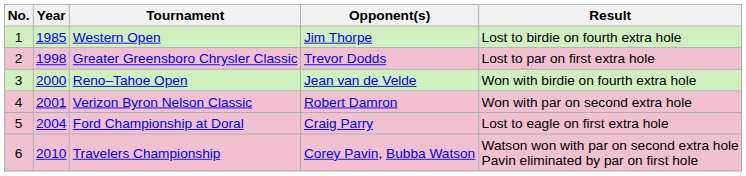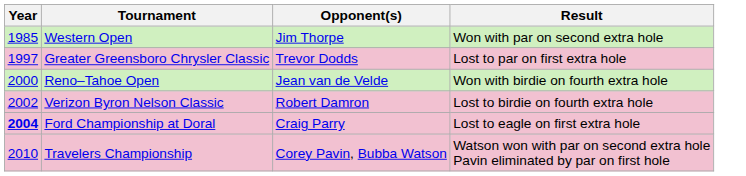- column: (19, 15)
(581, 37) Lost to birdie on fourth extra hole -> (558, 37) Won with par on second extra hole
(51, 59) 1998 -> (23, 59) 1997
(51, 102) 2001 -> (23, 102) 2002
(587, 102) Won with par on second extra hole -> (553, 102) Lost to birdie on fourth extra hole
(51, 124) normal -> (23, 124) bold
